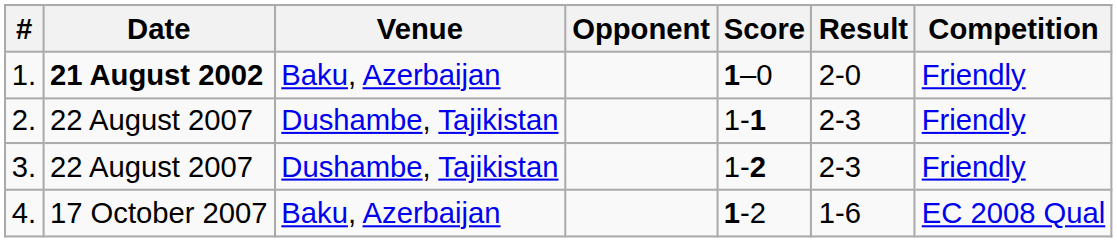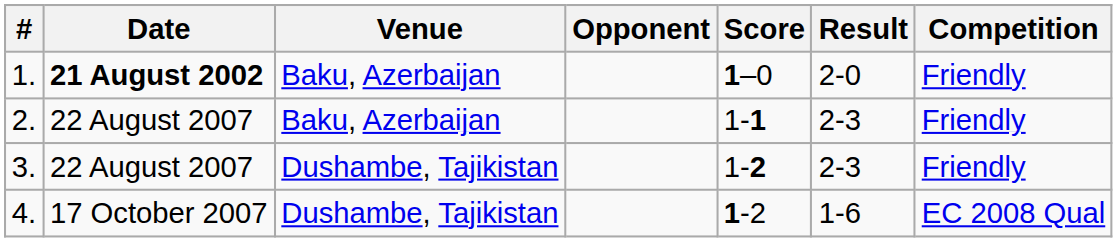(420, 121) Dushambe, Tajikistan -> (391, 121) Baku, Azerbaijan
(391, 213) Baku, Azerbaijan -> (420, 213) Dushambe, Tajikistan
